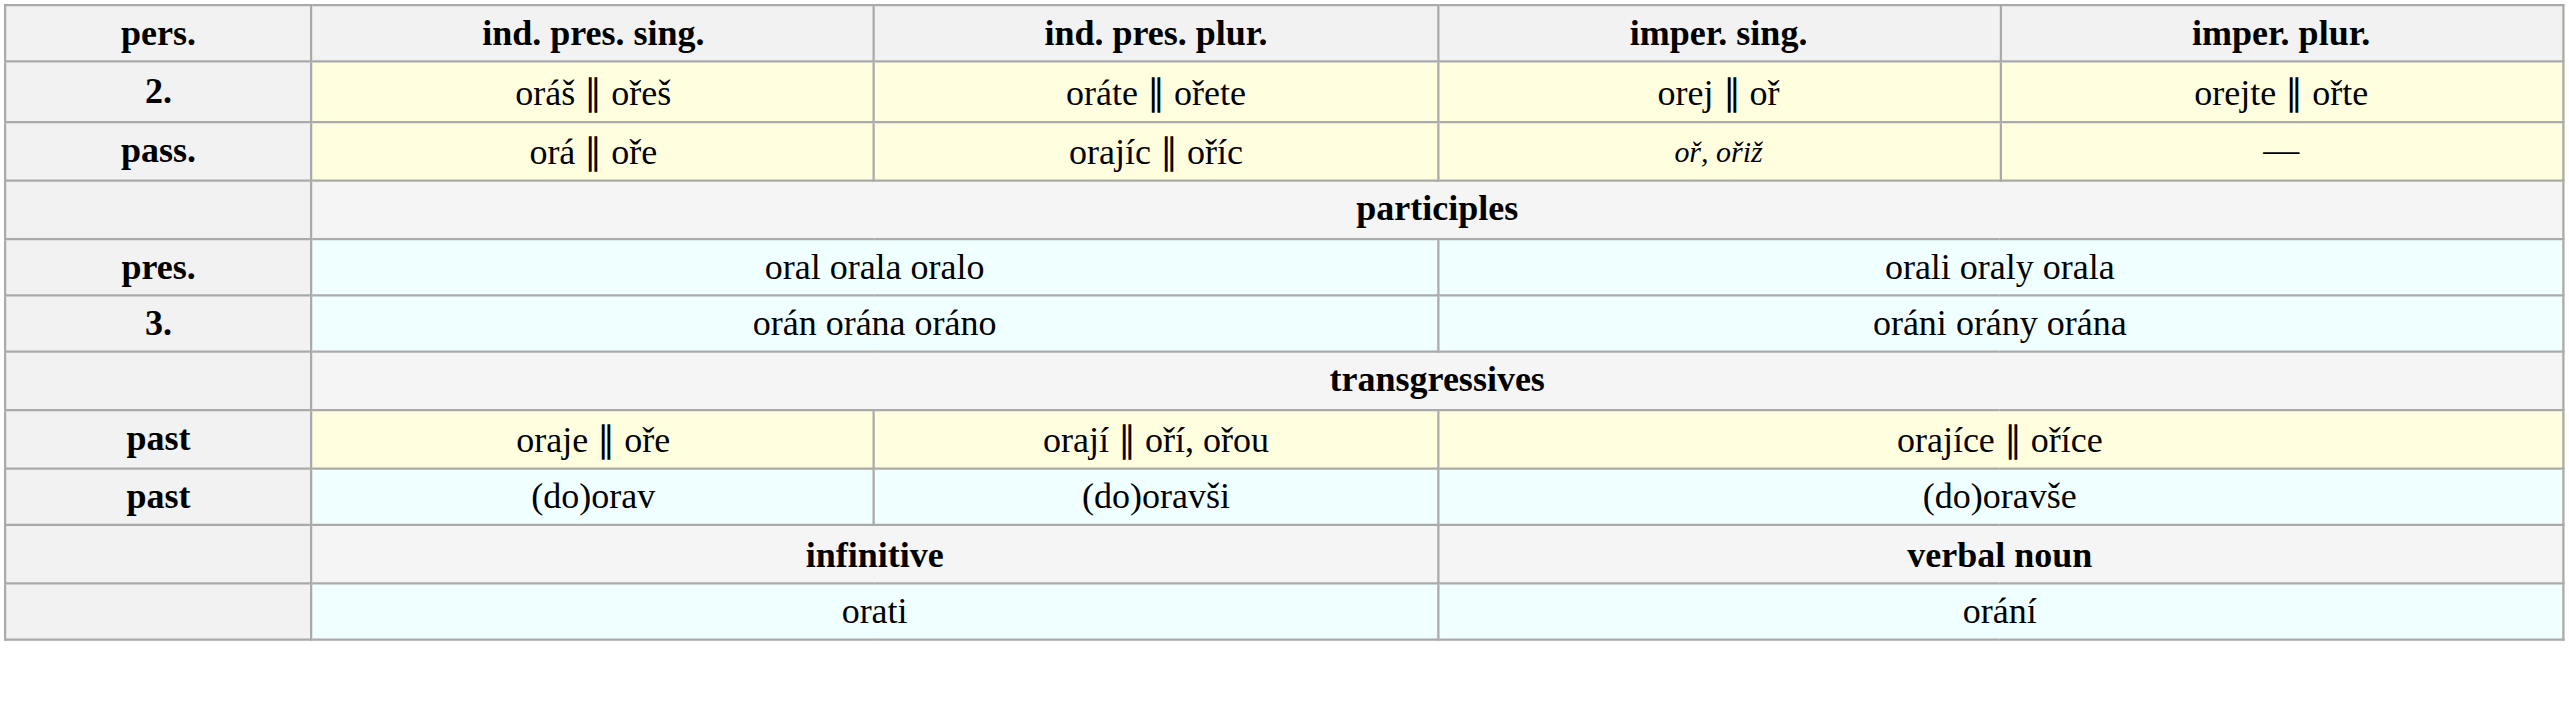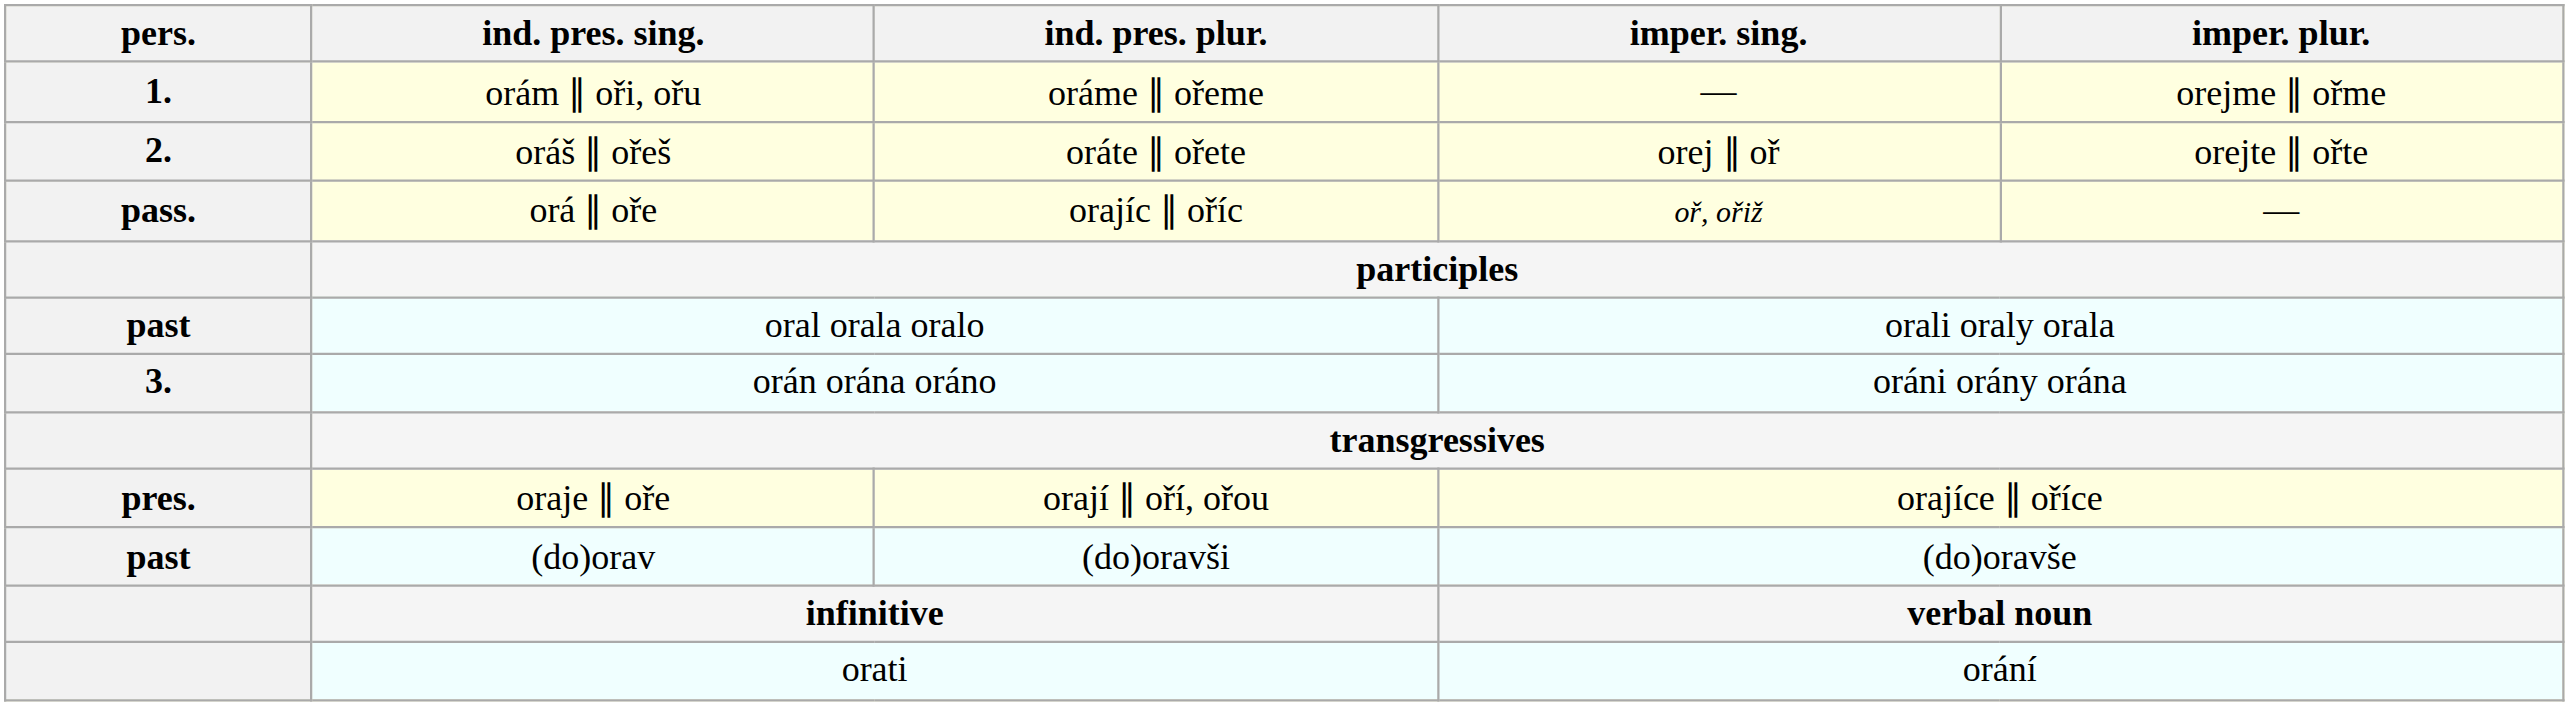+ row: (593, 92)
(159, 265) pres. -> (159, 325) past
(159, 438) past -> (159, 497) pres.
